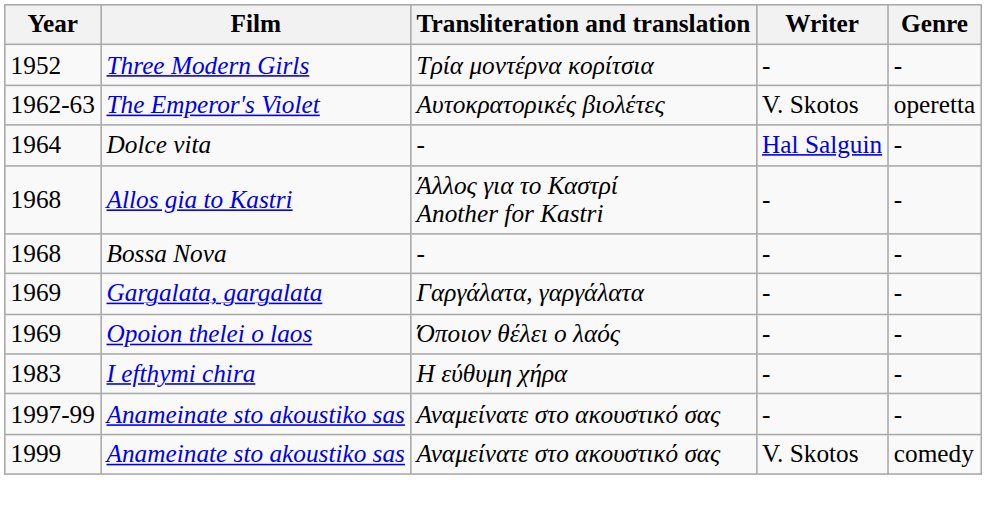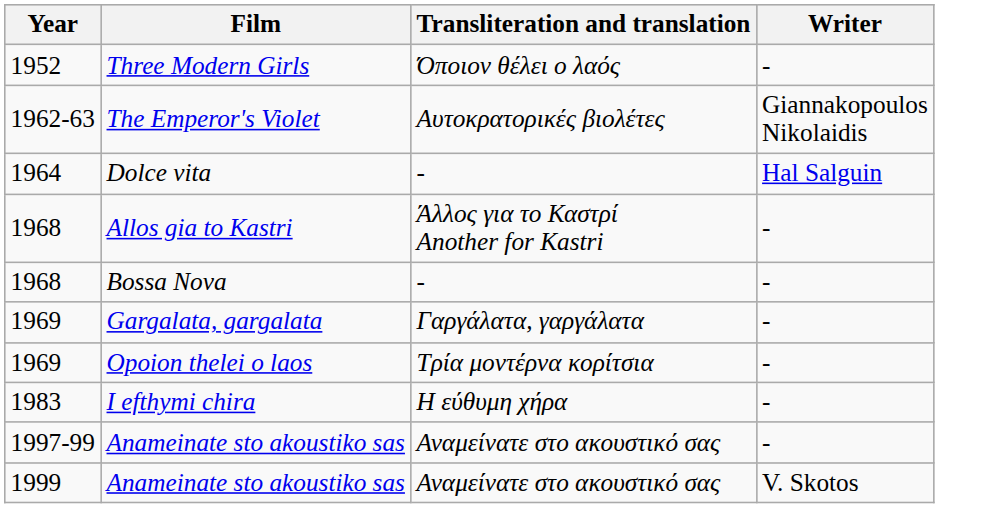- column: (935, 24)
(535, 64) Τρία μοντέρνα κορίτσια -> (518, 64) Όποιον θέλει ο λαός
(810, 104) V. Skotos -> (845, 118) Giannakopoulos Nikolaidis
(518, 333) Όποιον θέλει ο λαός -> (535, 362) Τρία μοντέρνα κορίτσια
